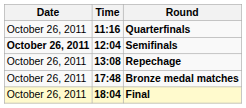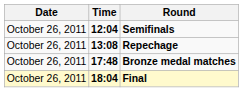- row: (158, 29)
(48, 45) bold -> (47, 29) normal
